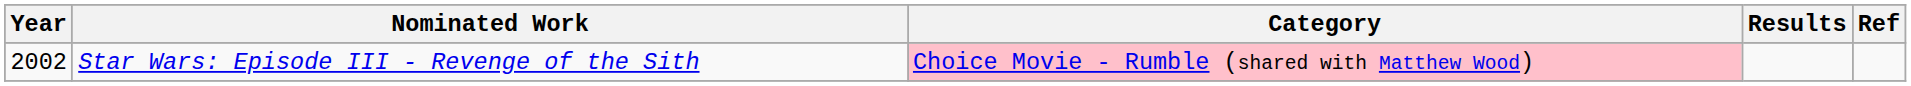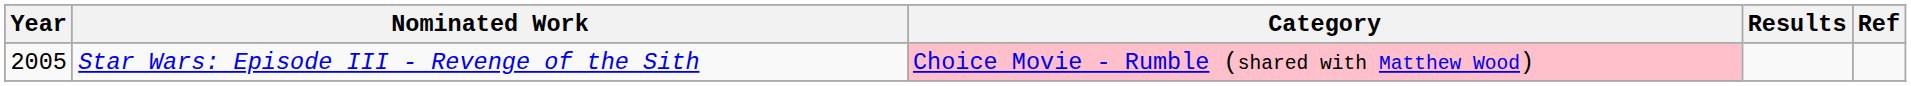(39, 62) 2002 -> (39, 62) 2005
